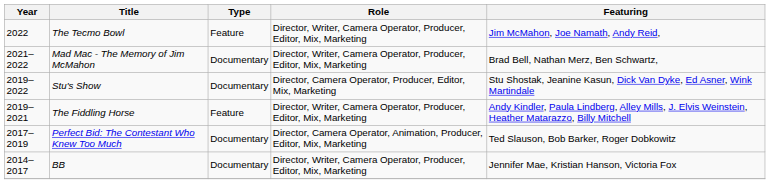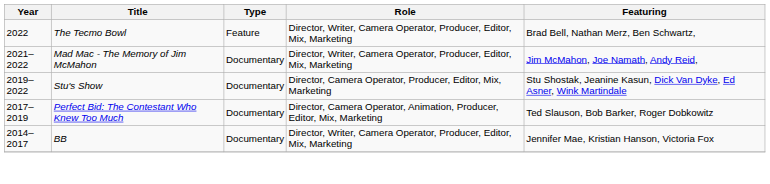(575, 33) Jim McMahon, Joe Namath, Andy Reid, -> (611, 33) Brad Bell, Nathan Merz, Ben Schwartz,
(573, 59) Brad Bell, Nathan Merz, Ben Schwartz, -> (612, 59) Jim McMahon, Joe Namath, Andy Reid,
- row: (93, 112)
